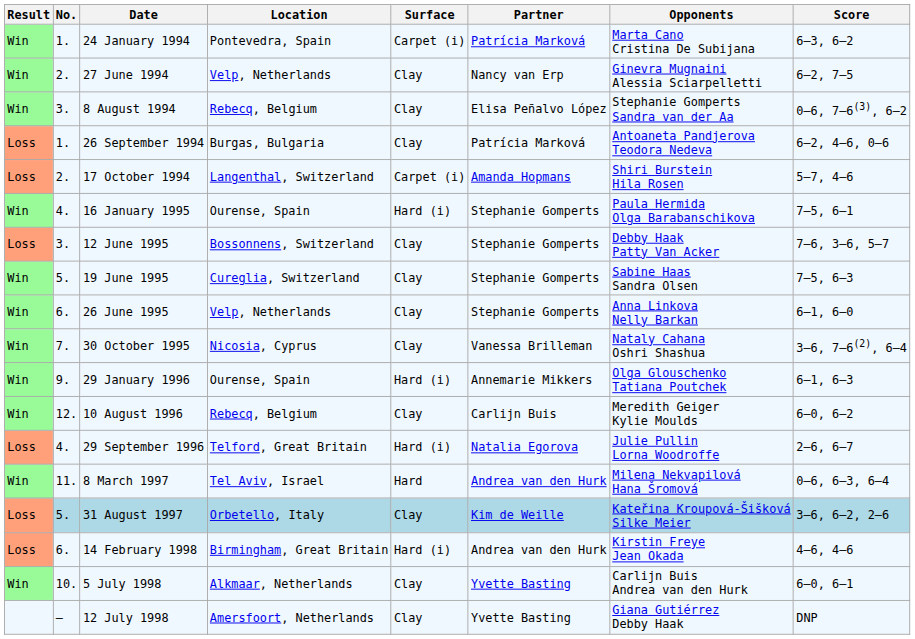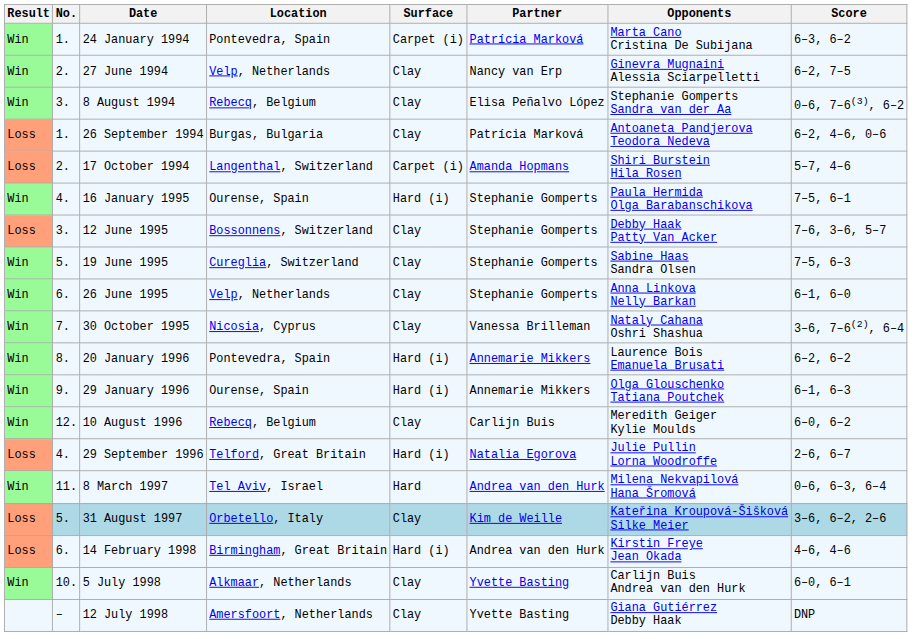+ row: (136, 359)
